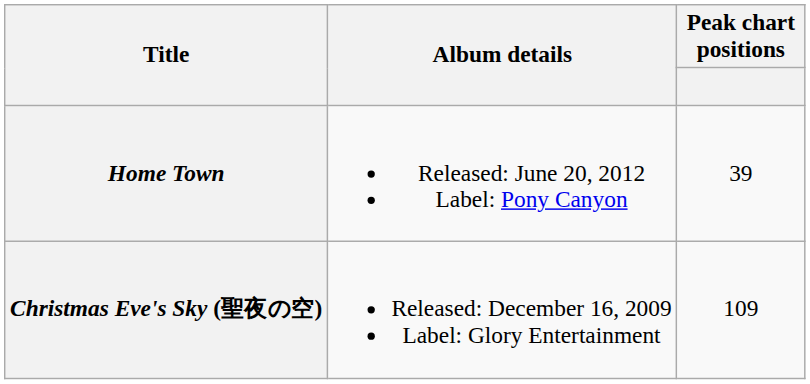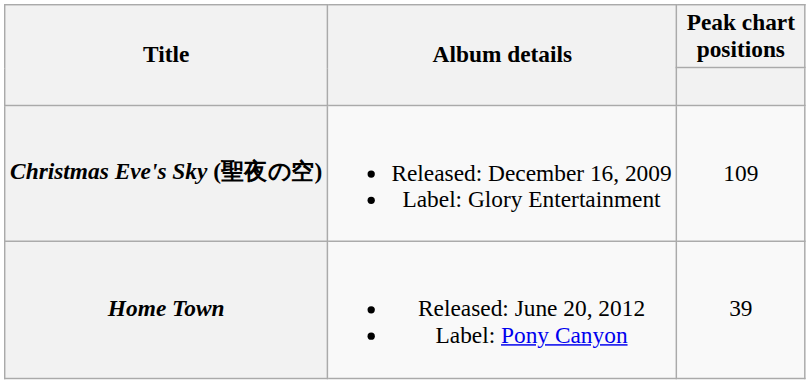rows swapped: (166, 308) <-> (166, 173)
